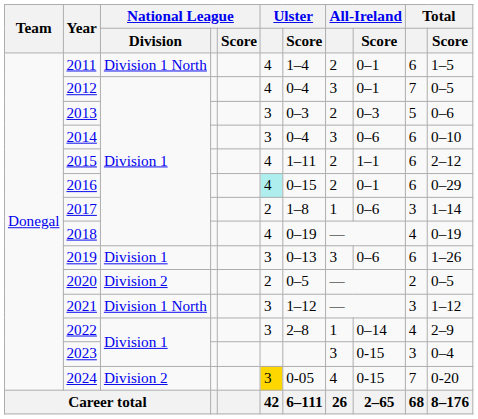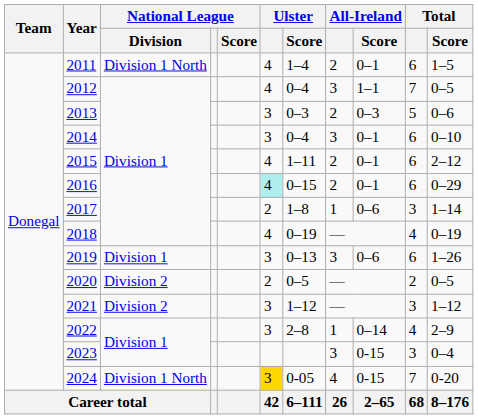(368, 88) 0–1 -> (368, 88) 1–1
(368, 137) 0–6 -> (368, 137) 0–1
(368, 161) 1–1 -> (368, 161) 0–1
(155, 305) Division 1 North -> (136, 305) Division 2
(136, 378) Division 2 -> (155, 378) Division 1 North
